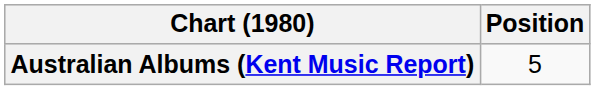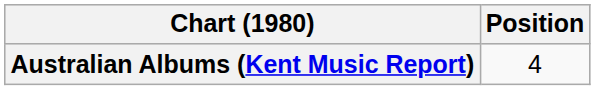(535, 63) 5 -> (535, 63) 4
